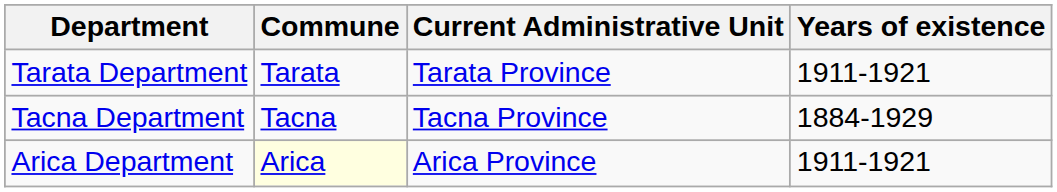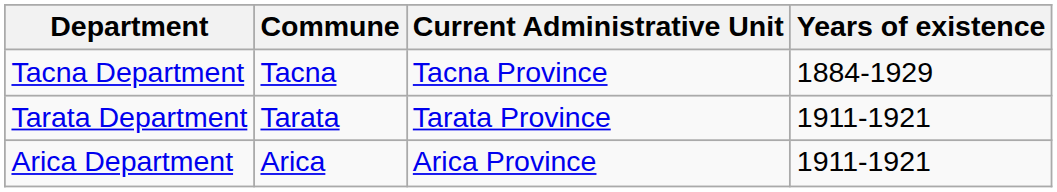rows swapped: (129, 72) <-> (128, 117)
(293, 162) lightyellow background -> (293, 162) no background
